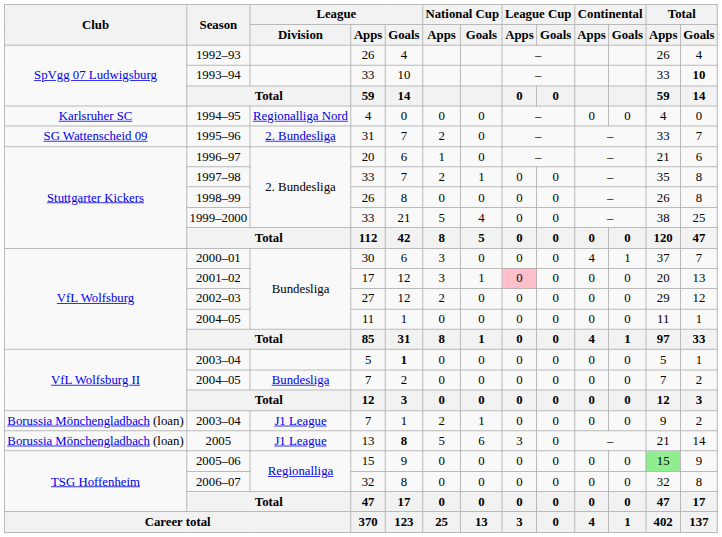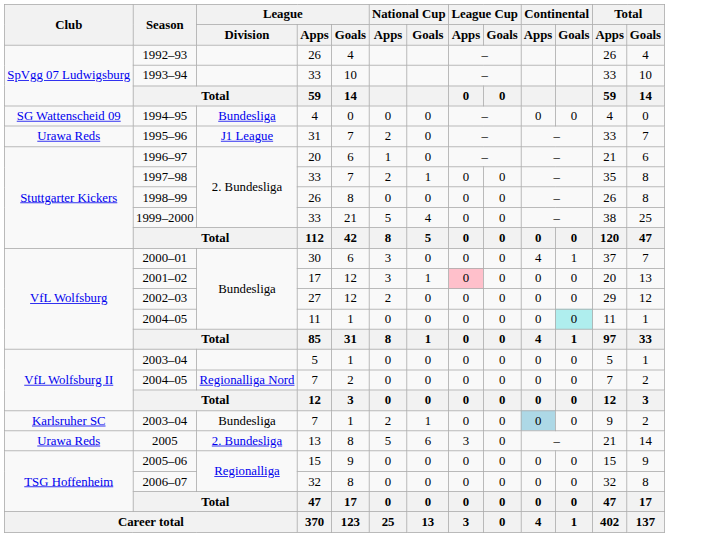(699, 75) bold -> (645, 75) normal
(96, 116) Karlsruher SC -> (69, 116) SG Wattenscheid 09
(301, 116) Regionalliga Nord -> (247, 116) Bundesliga
(96, 136) SG Wattenscheid 09 -> (69, 136) Urawa Reds
(301, 136) 2. Bundesliga -> (247, 136) J1 League
(627, 319) no background -> (574, 319) paleturquoise background
(404, 359) bold -> (350, 359) normal
(301, 380) Bundesliga -> (247, 380) Regionalliga Nord
(96, 420) Borussia Mönchengladbach (loan) -> (69, 420) Karlsruher SC
(301, 420) J1 League -> (247, 420) Bundesliga
(592, 420) no background -> (538, 420) lightblue background
(96, 440) Borussia Mönchengladbach (loan) -> (69, 440) Urawa Reds
(301, 440) J1 League -> (247, 440) 2. Bundesliga
(404, 440) bold -> (350, 440) normal
(663, 461) lightgreen background -> (610, 461) no background
